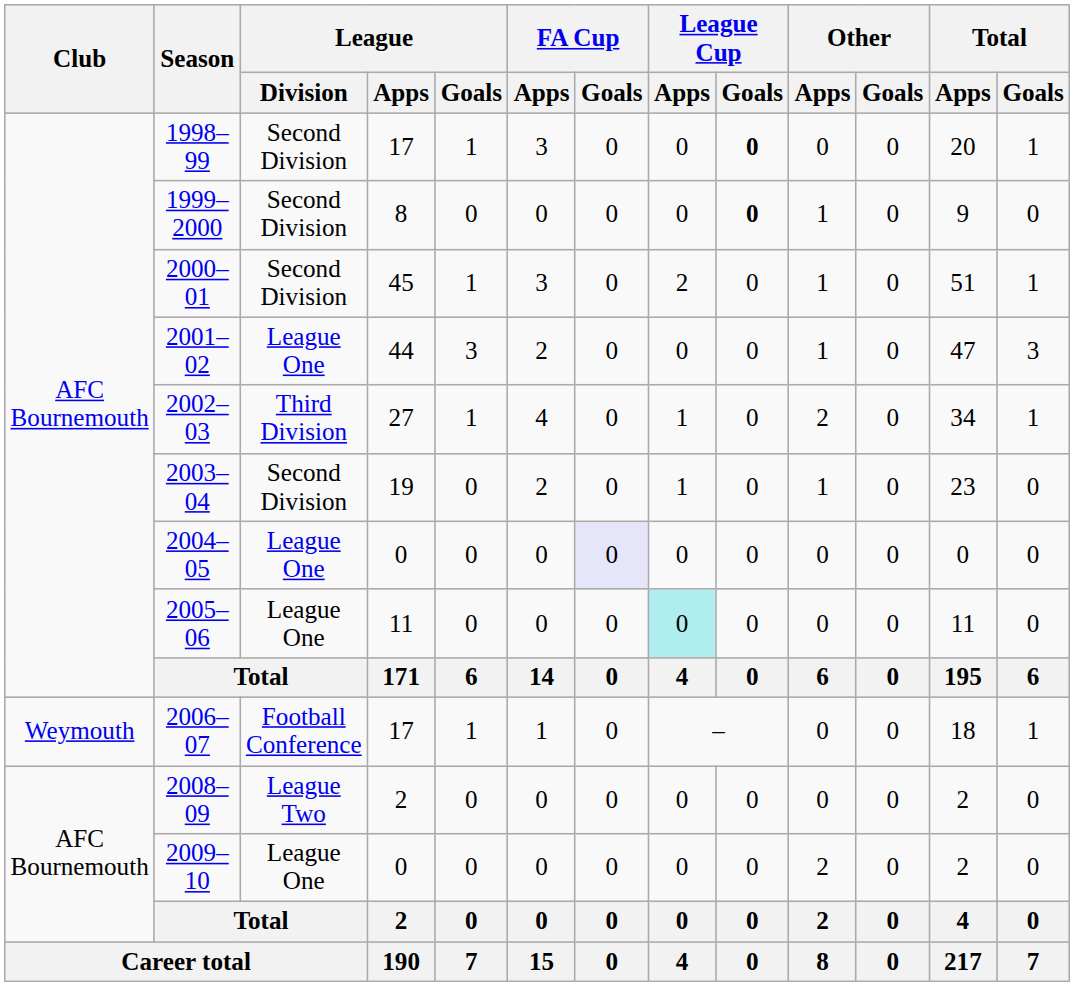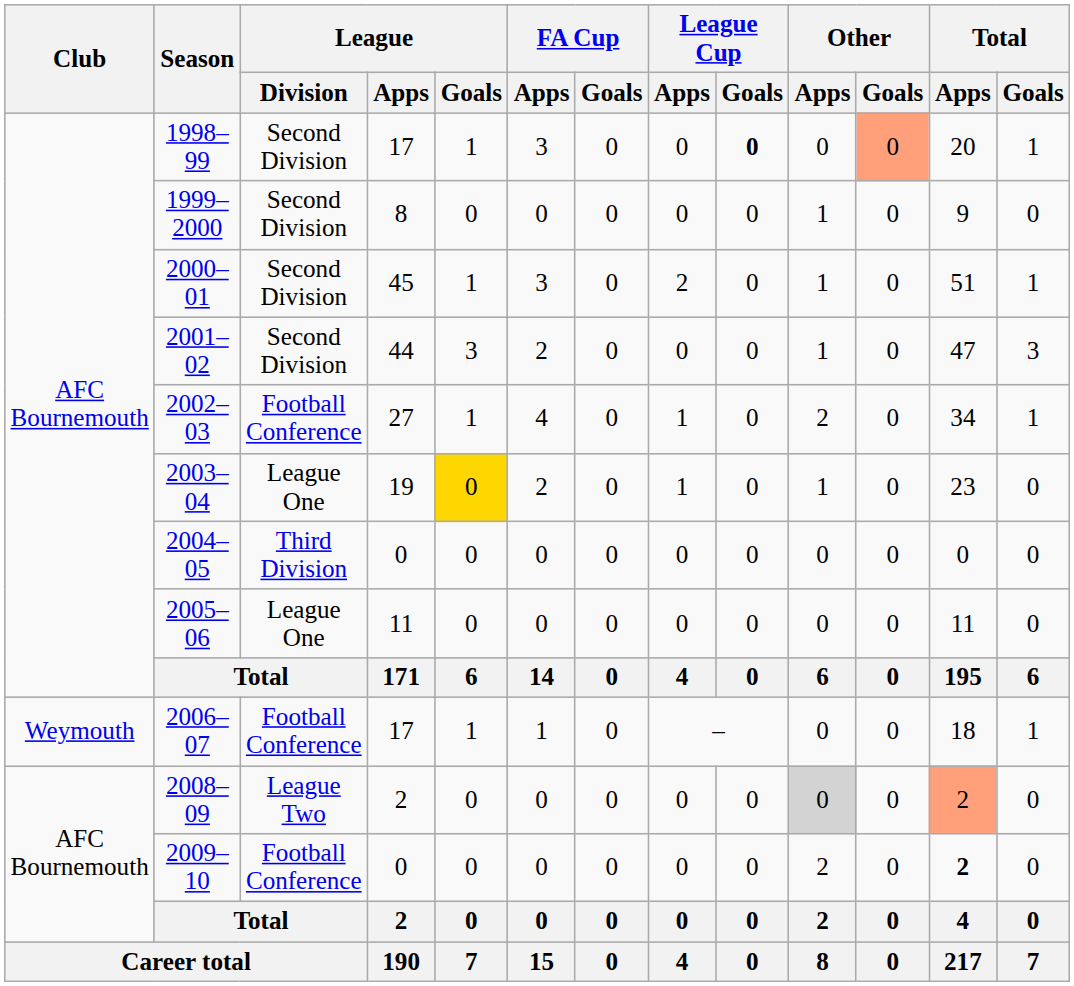(893, 146) no background -> (893, 146) lightsalmon background
(752, 214) bold -> (752, 214) normal
(304, 350) League One -> (304, 350) Second Division
(304, 418) Third Division -> (304, 418) Football Conference
(304, 486) Second Division -> (304, 486) League One
(471, 486) no background -> (471, 486) gold background
(304, 555) League One -> (304, 555) Third Division
(612, 555) lavender background -> (612, 555) no background
(682, 623) paleturquoise background -> (682, 623) no background
(822, 799) no background -> (822, 799) lightgrey background
(963, 799) no background -> (963, 799) lightsalmon background
(304, 867) League One -> (304, 867) Football Conference
(963, 867) normal -> (963, 867) bold
